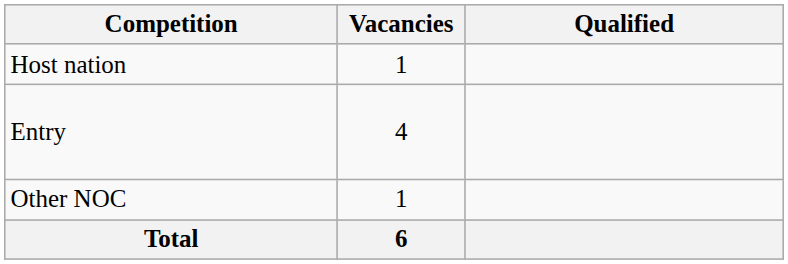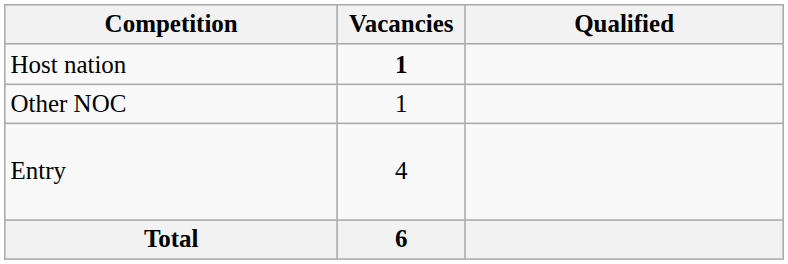(401, 63) normal -> (401, 63) bold
rows swapped: (68, 199) <-> (38, 131)
